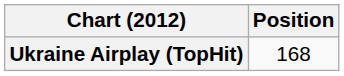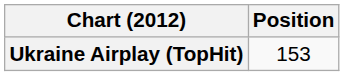(294, 53) 168 -> (294, 53) 153
